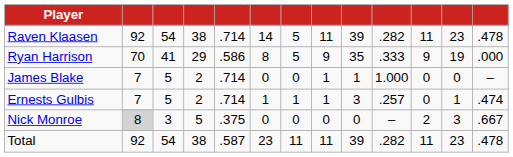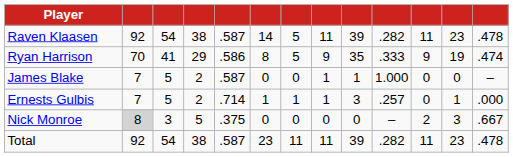(232, 36) .714 -> (232, 36) .587
(490, 57) .000 -> (490, 57) .474
(232, 78) .714 -> (232, 78) .587
(490, 99) .474 -> (490, 99) .000
